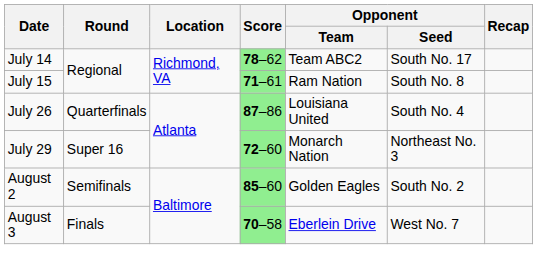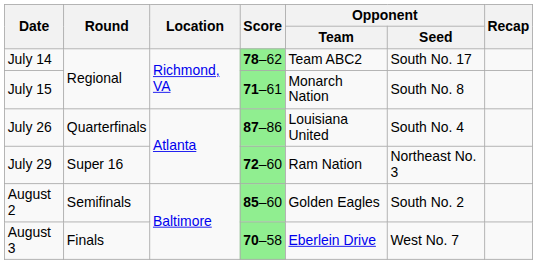(325, 81) Ram Nation -> (316, 89) Monarch Nation
(316, 149) Monarch Nation -> (325, 165) Ram Nation
